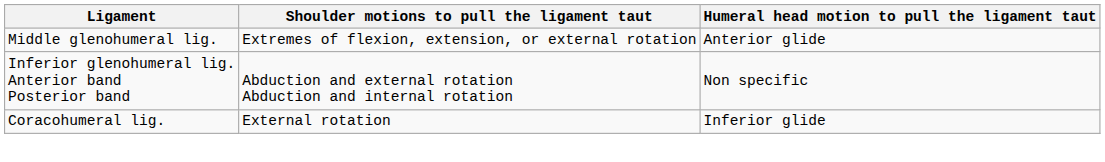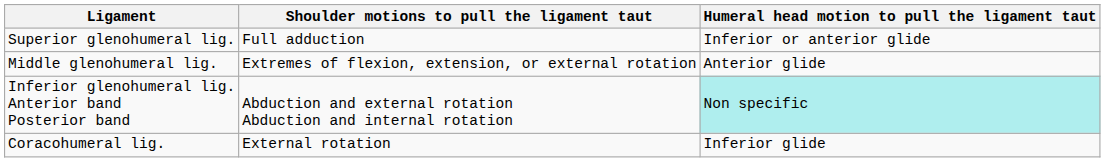+ row: (122, 40)
(756, 81) no background -> (756, 104) paleturquoise background
